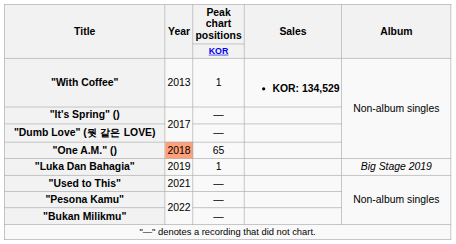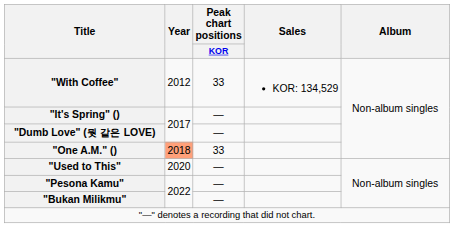(179, 82) 2013 -> (179, 82) 2012
(219, 82) 1 -> (219, 82) 33
(293, 88) bold -> (292, 88) normal
(219, 150) 65 -> (219, 150) 33
- row: (85, 166)
(179, 183) 2021 -> (179, 166) 2020
